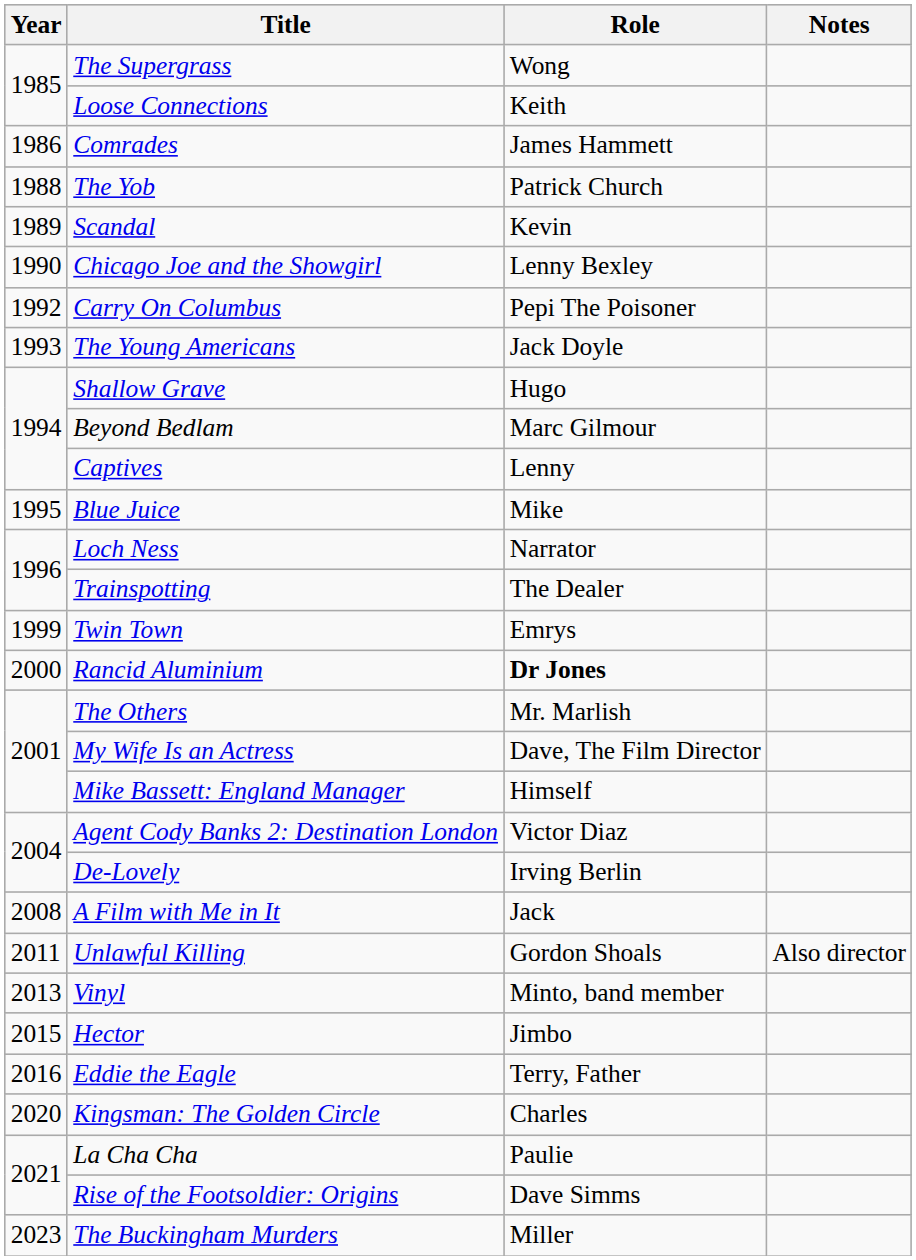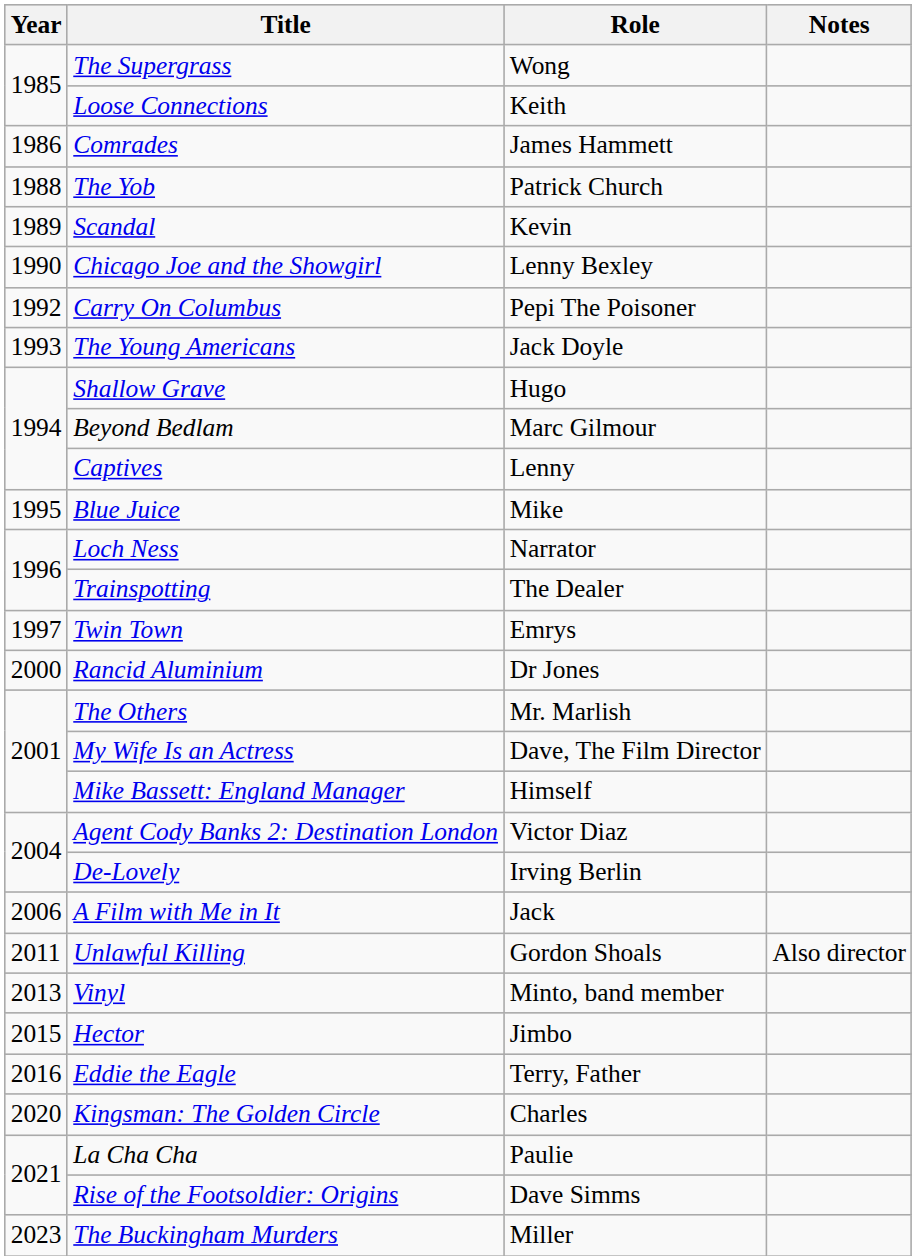(36, 629) 1999 -> (36, 629) 1997
(558, 670) bold -> (555, 670) normal
(36, 912) 2008 -> (36, 912) 2006
